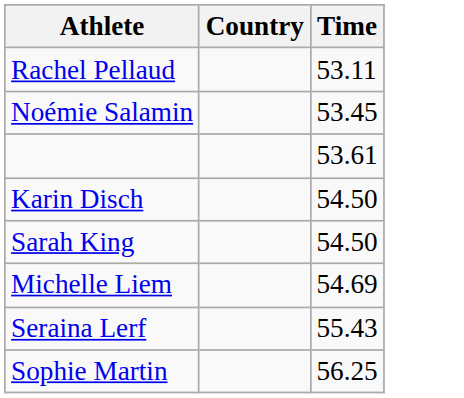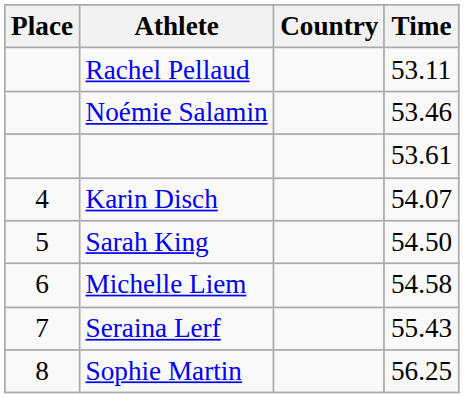+ column: (42, 26)
(347, 112) 53.45 -> (422, 112) 53.46
(347, 198) 54.50 -> (422, 198) 54.07
(347, 284) 54.69 -> (422, 284) 54.58
